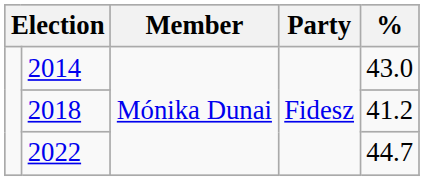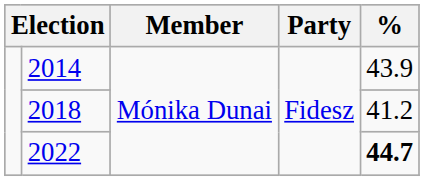(390, 68) 43.0 -> (390, 68) 43.9
(390, 152) normal -> (390, 152) bold
